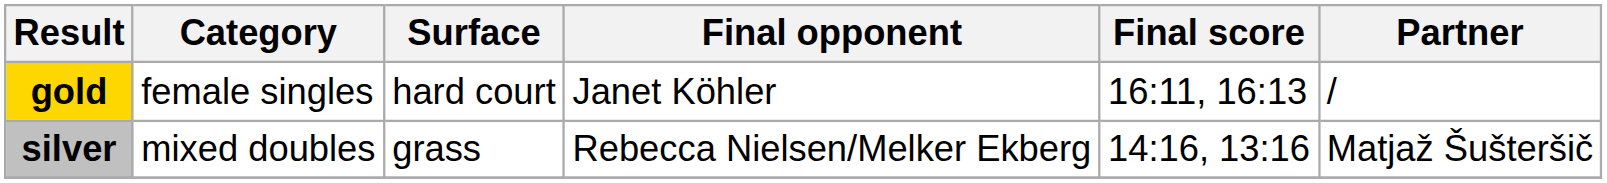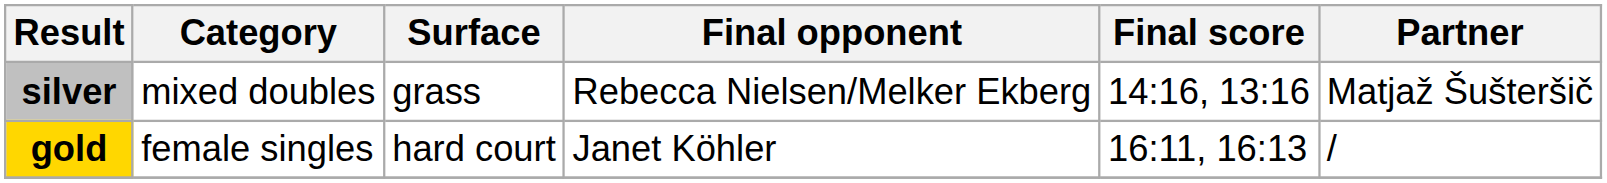rows swapped: (69, 90) <-> (69, 148)
